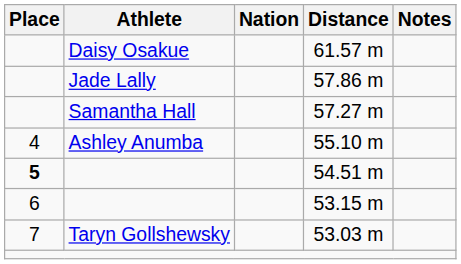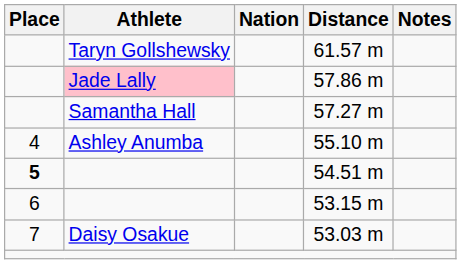(129, 50) Daisy Osakue -> (149, 50) Taryn Gollshewsky
(112, 81) no background -> (112, 81) pink background
(149, 234) Taryn Gollshewsky -> (129, 234) Daisy Osakue
